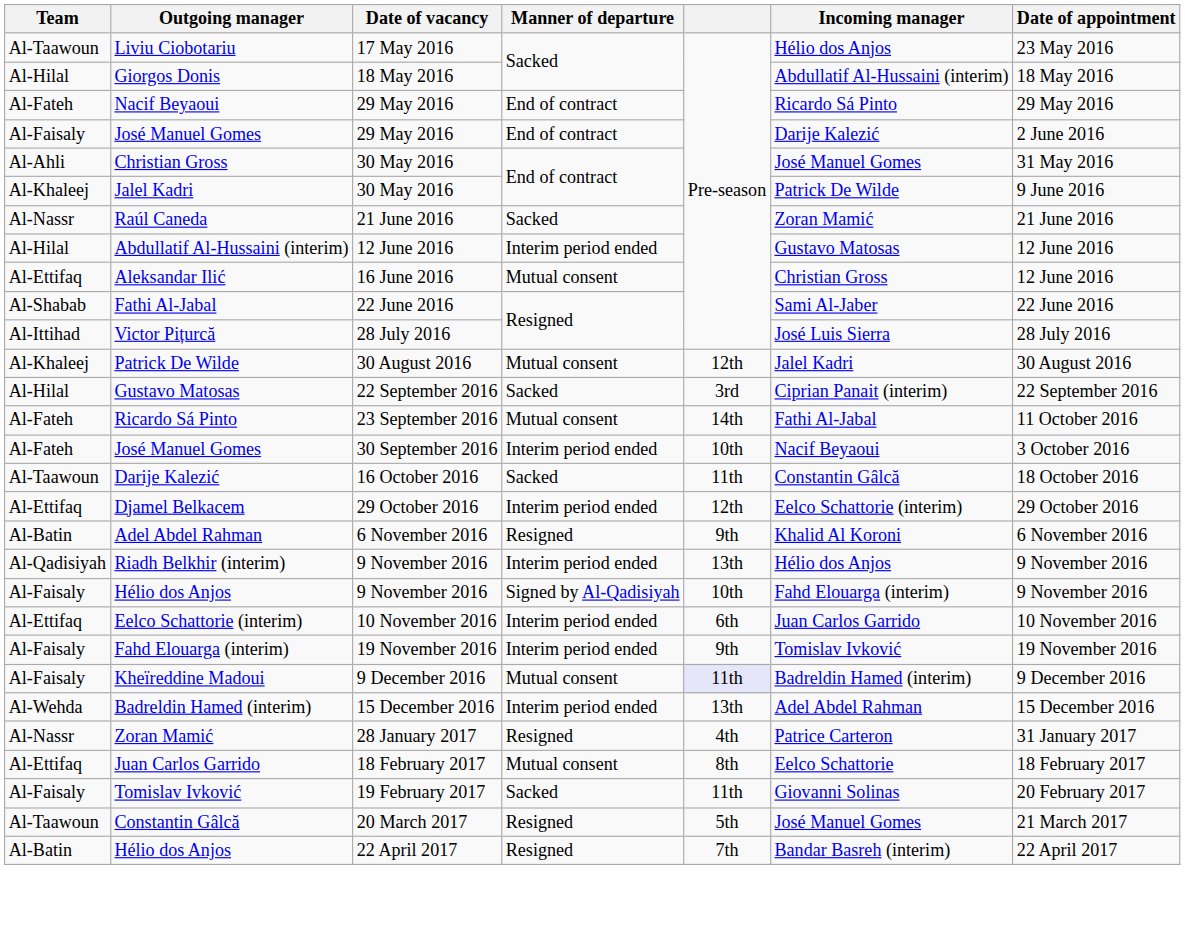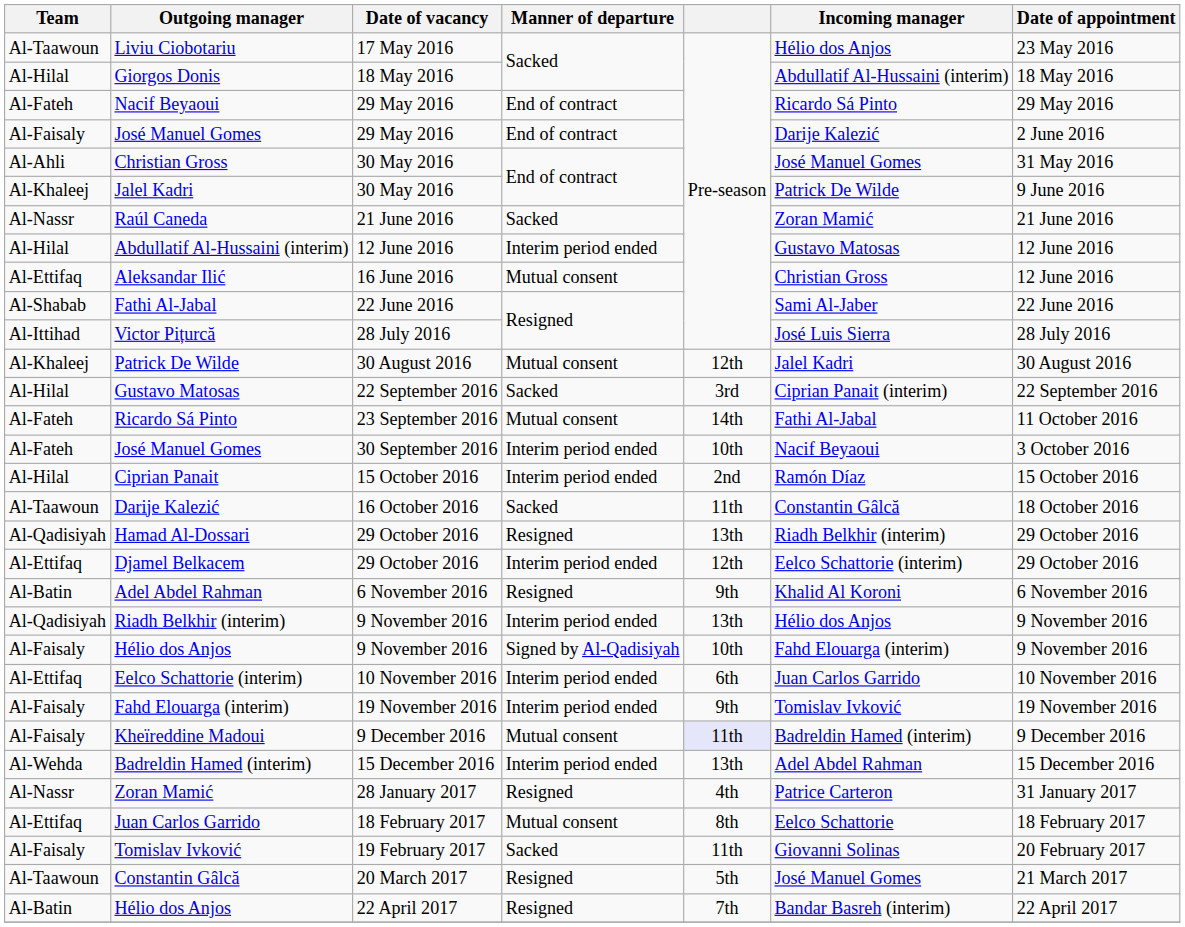+ row: (166, 477)
+ row: (182, 534)
